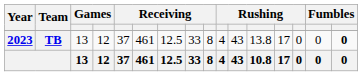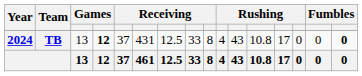(20, 40) 2023 -> (20, 40) 2024
(103, 40) normal -> (103, 40) bold
(145, 40) 461 -> (145, 40) 431
(261, 40) 13.8 -> (261, 40) 10.8
